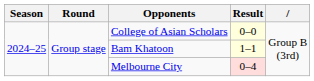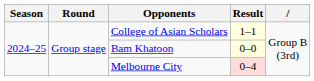(248, 31) 0–0 -> (248, 31) 1–1
(248, 48) 1–1 -> (248, 48) 0–0
